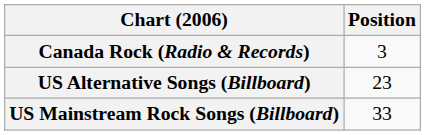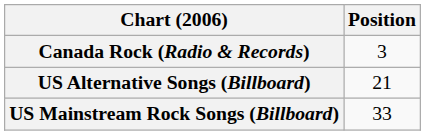(382, 82) 23 -> (382, 82) 21
